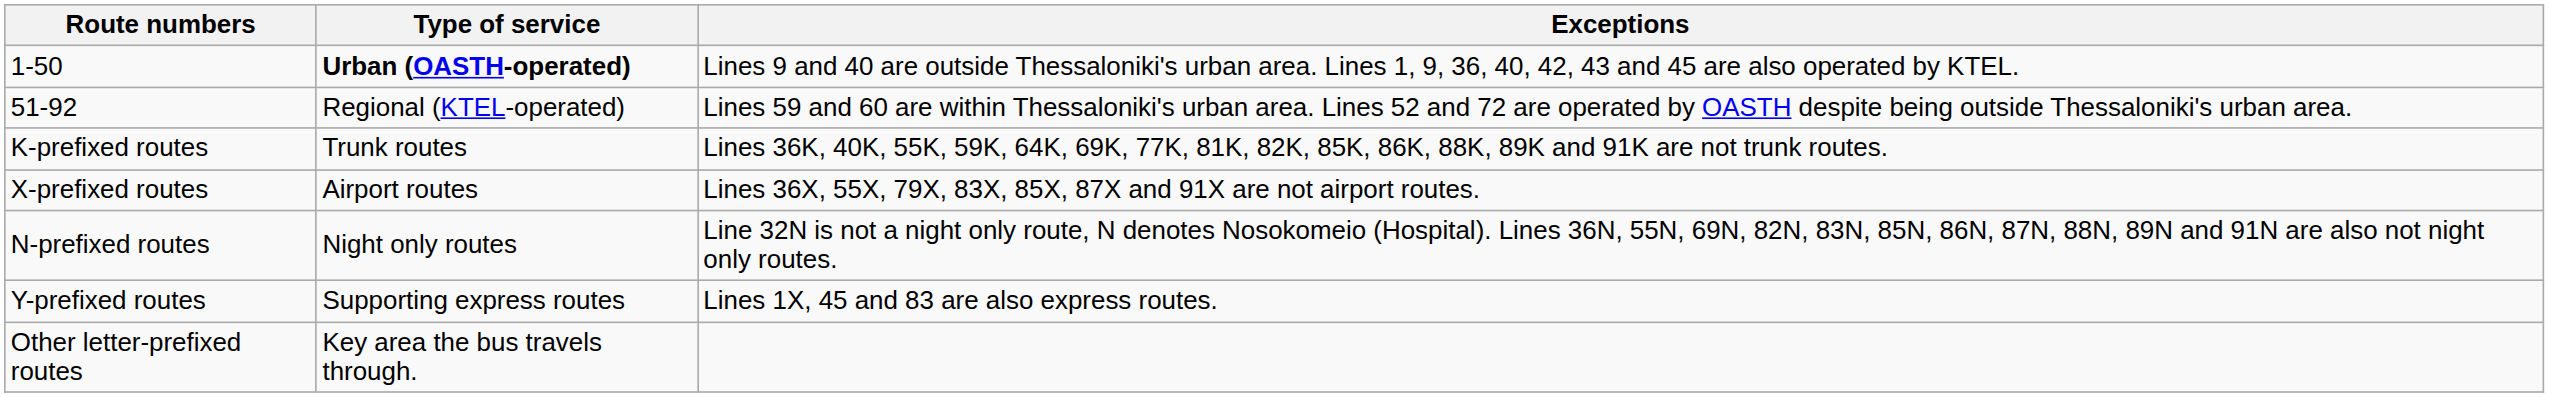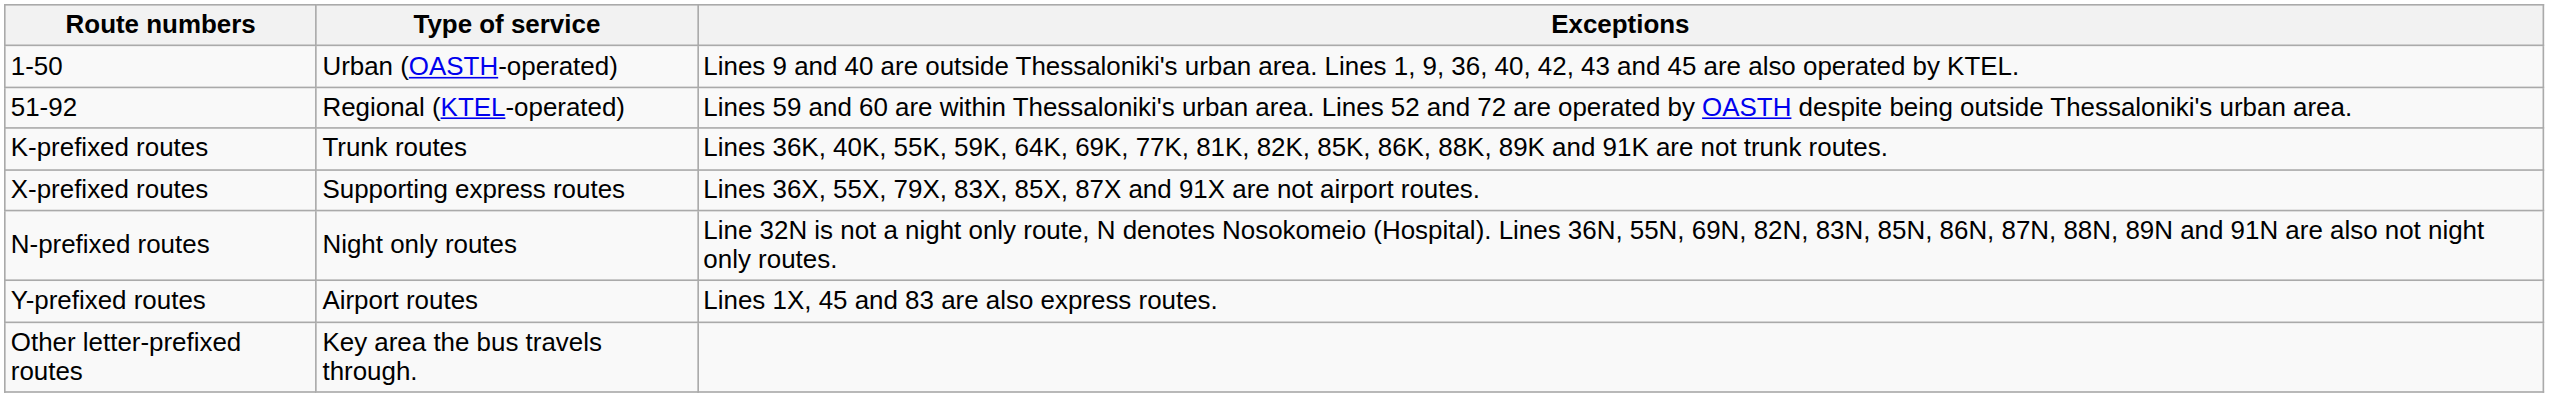(477, 66) bold -> (470, 66) normal
(400, 189) Airport routes -> (474, 189) Supporting express routes
(474, 300) Supporting express routes -> (400, 300) Airport routes
